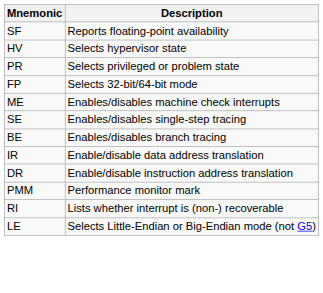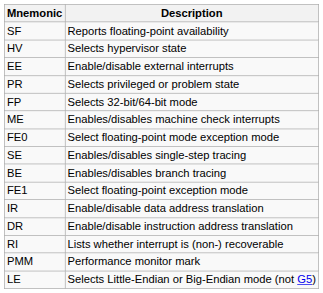+ row: (14, 66)
+ row: (17, 137)
+ row: (17, 191)
rows swapped: (20, 191) <-> (13, 208)
